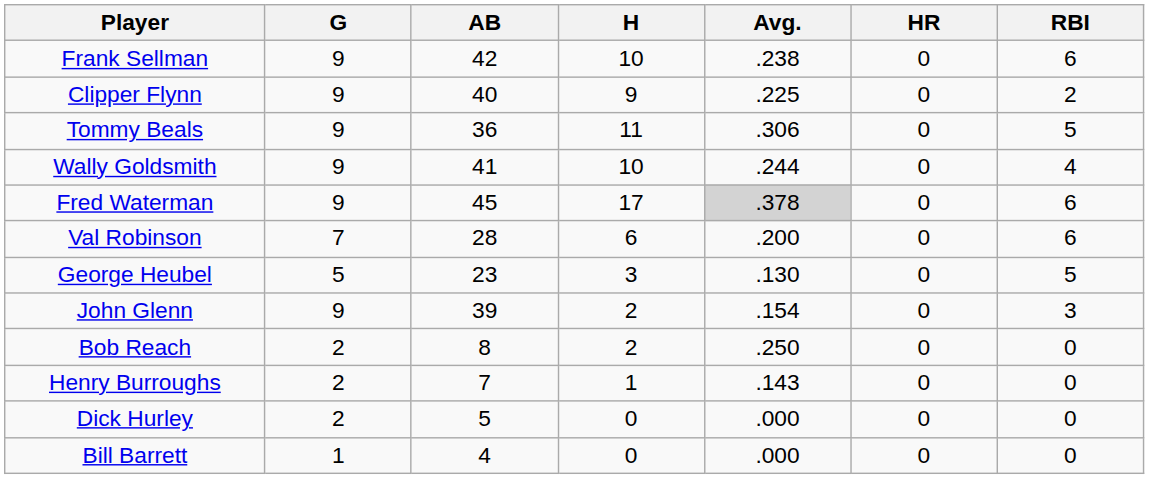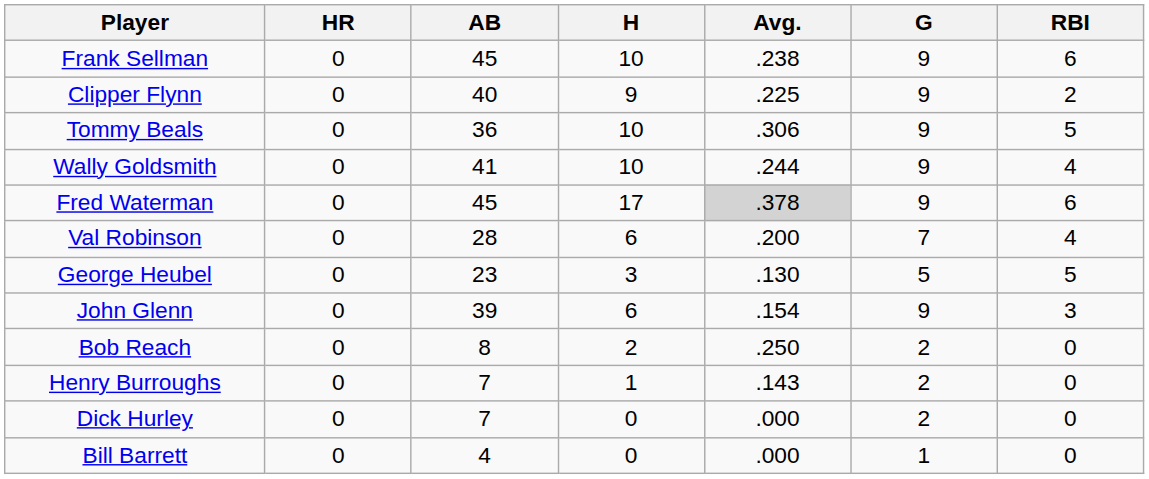columns swapped: (338, 22) <-> (924, 22)
(485, 58) 42 -> (485, 58) 45
(631, 130) 11 -> (631, 130) 10
(1070, 238) 6 -> (1070, 238) 4
(631, 310) 2 -> (631, 310) 6
(485, 418) 5 -> (485, 418) 7
